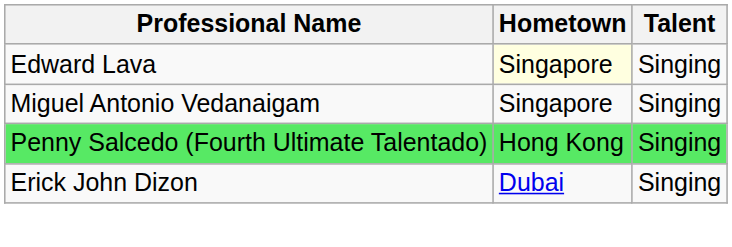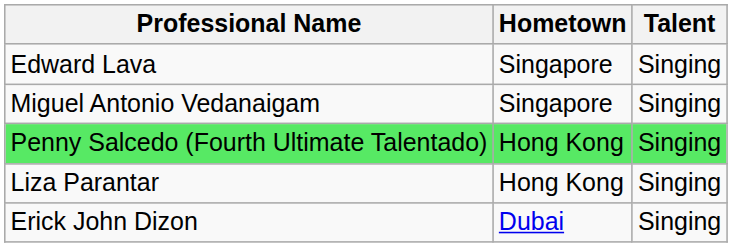(556, 63) lightyellow background -> (556, 63) no background
+ row: (85, 182)
